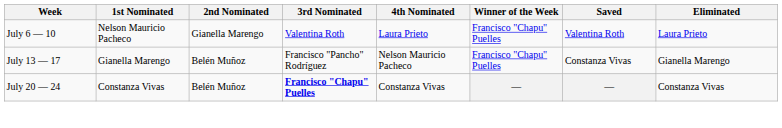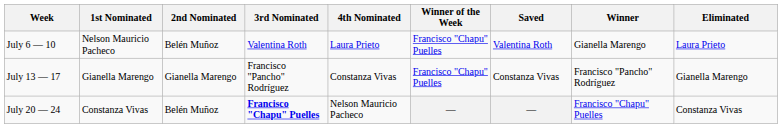+ column: (623, 17)
(228, 33) Gianella Marengo -> (192, 44) Belén Muñoz
(218, 60) Belén Muñoz -> (201, 77) Gianella Marengo
(412, 60) Nelson Mauricio Pacheco -> (363, 77) Constanza Vivas
(412, 87) Constanza Vivas -> (364, 109) Nelson Mauricio Pacheco
